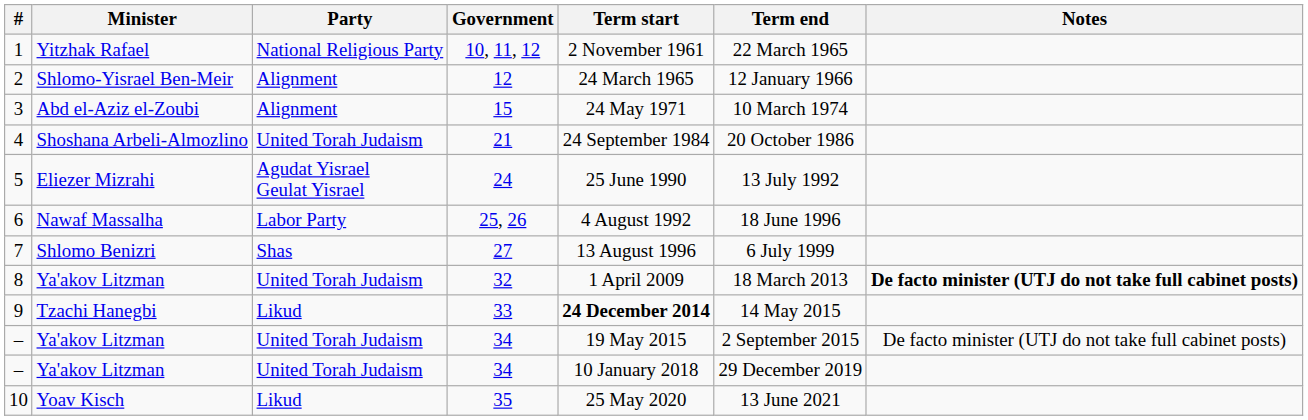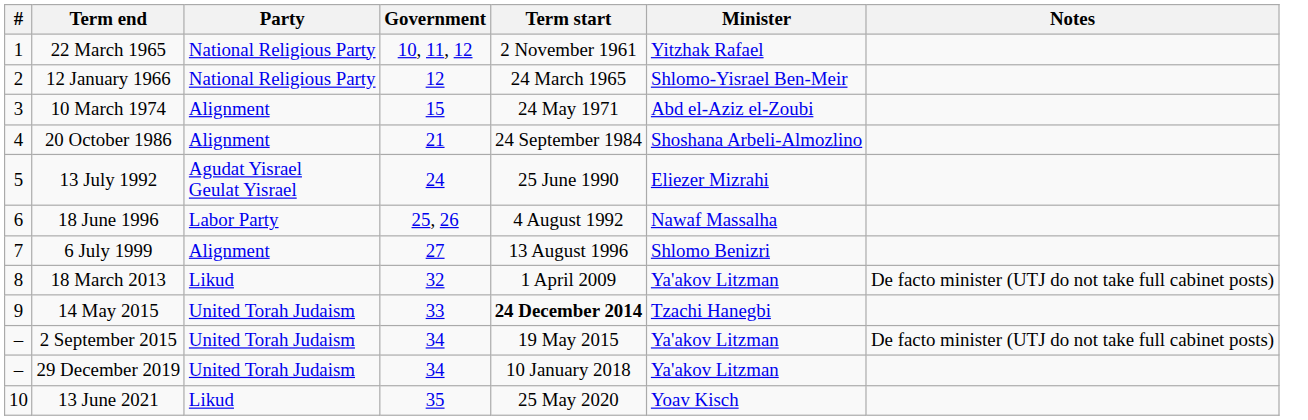columns swapped: (142, 19) <-> (790, 19)
(297, 79) Alignment -> (282, 79) National Religious Party
(340, 139) United Torah Judaism -> (229, 139) Alignment
(274, 250) Shas -> (229, 250) Alignment
(340, 280) United Torah Judaism -> (211, 280) Likud
(1084, 280) bold -> (1073, 280) normal
(279, 310) Likud -> (272, 310) United Torah Judaism
